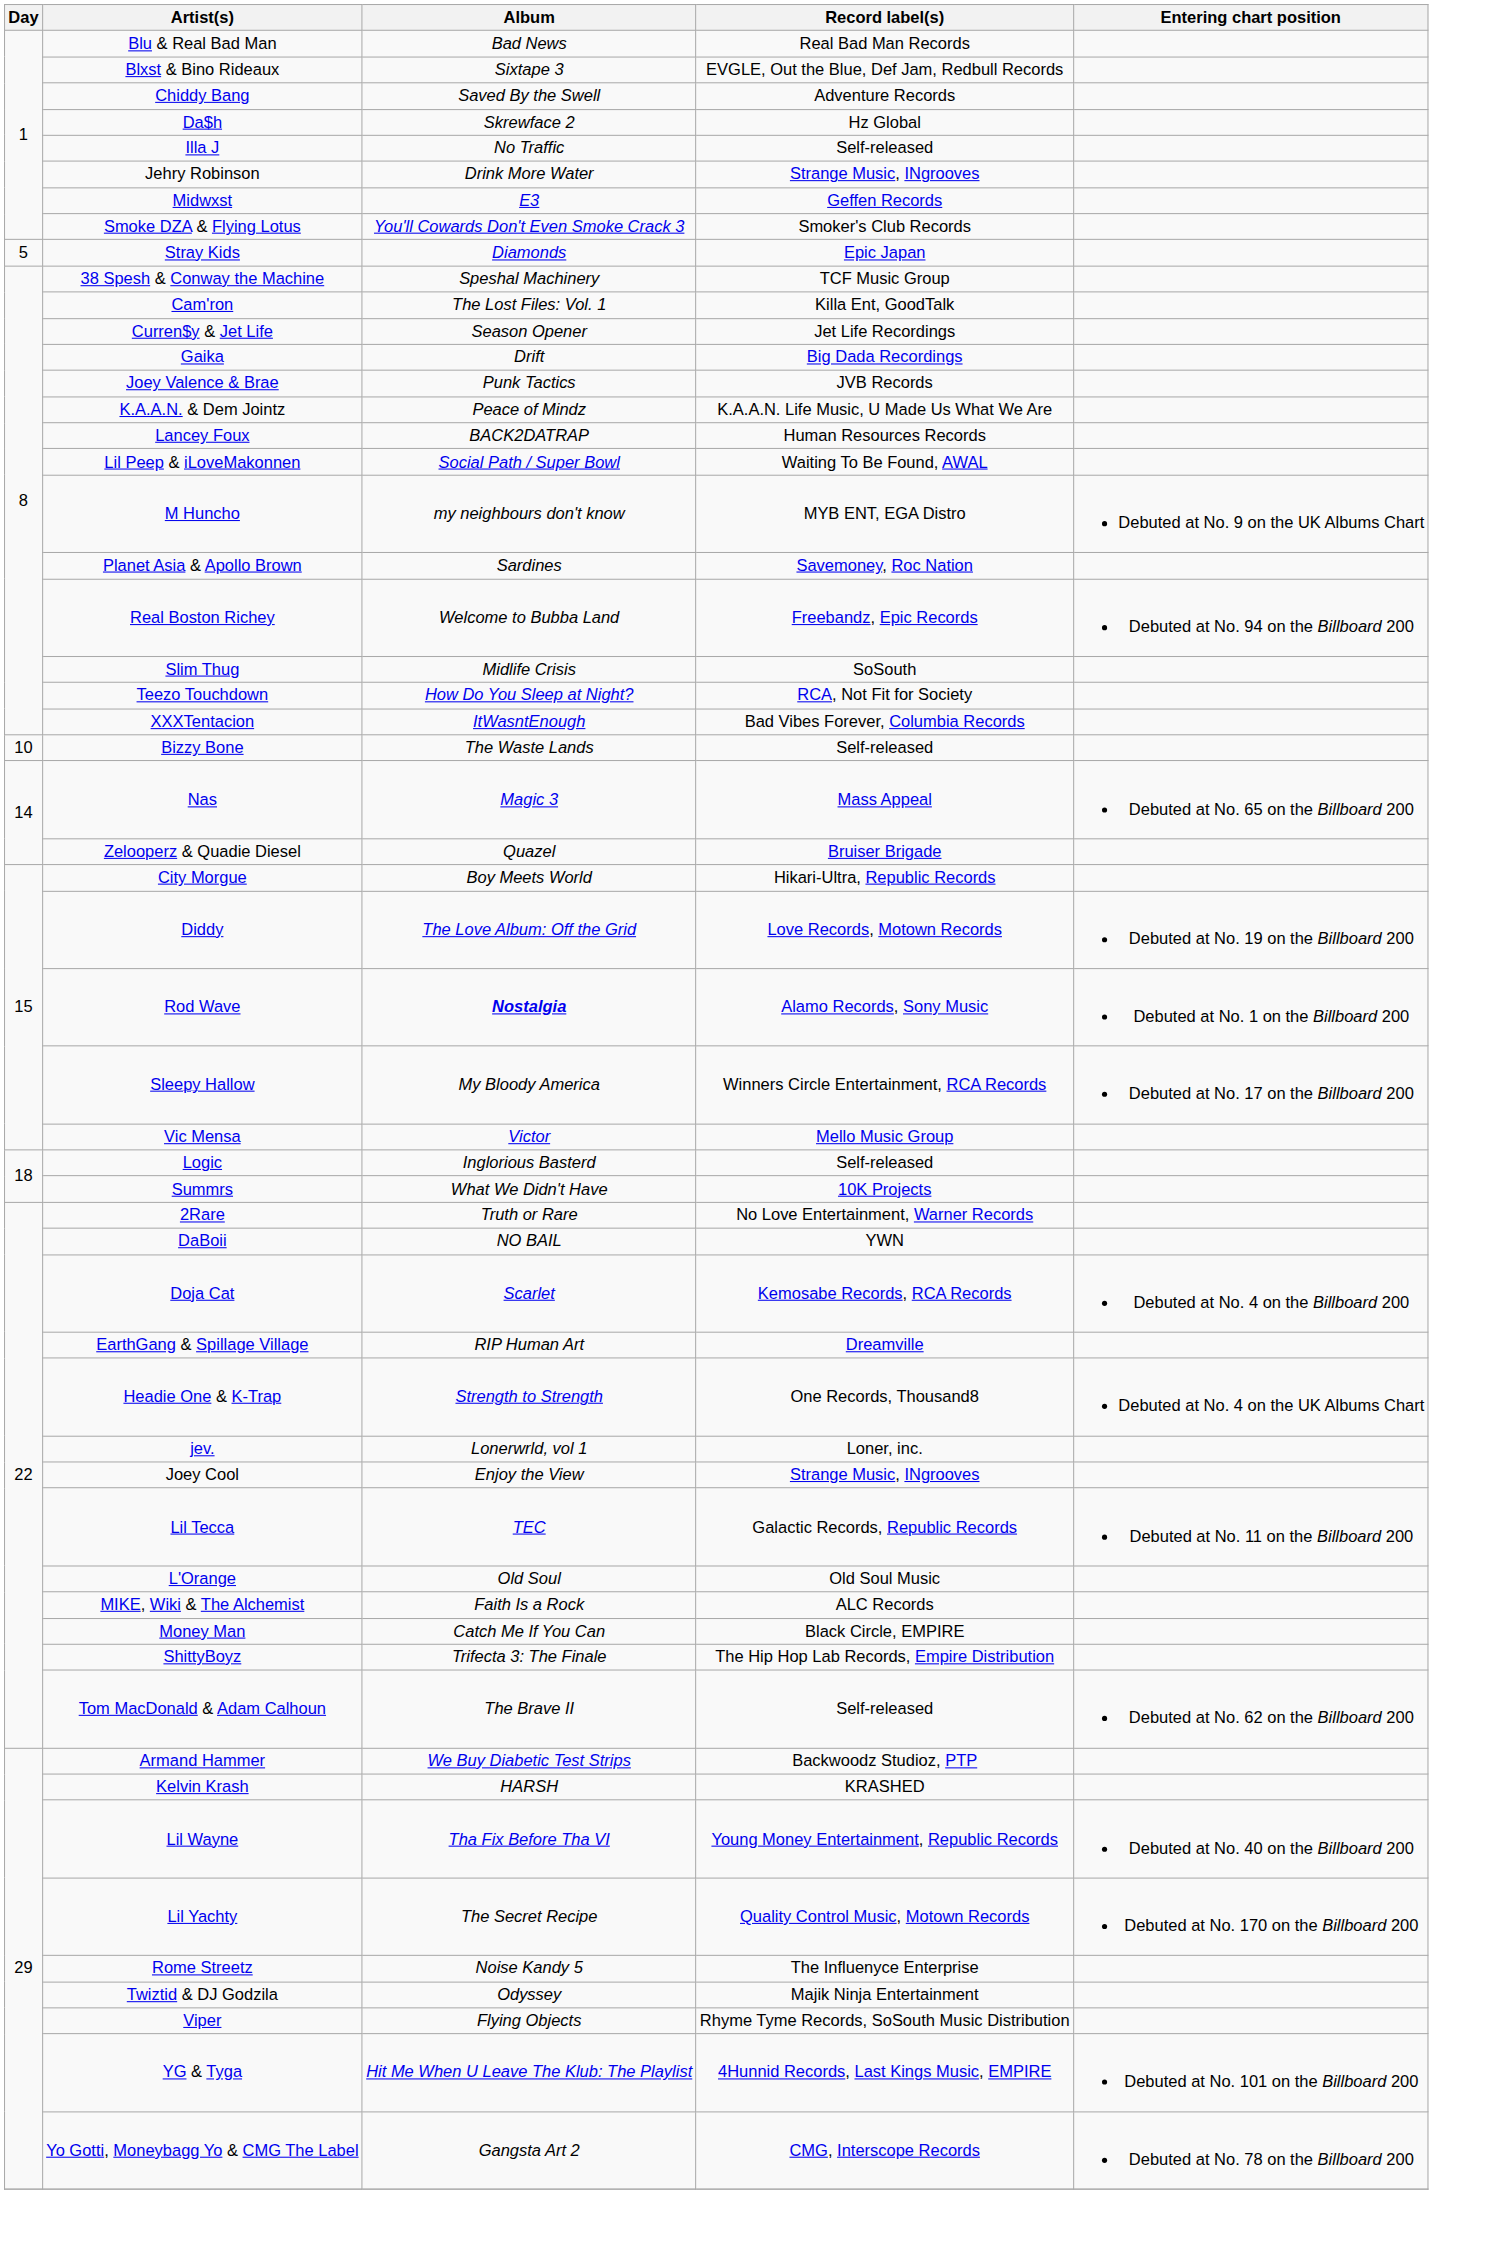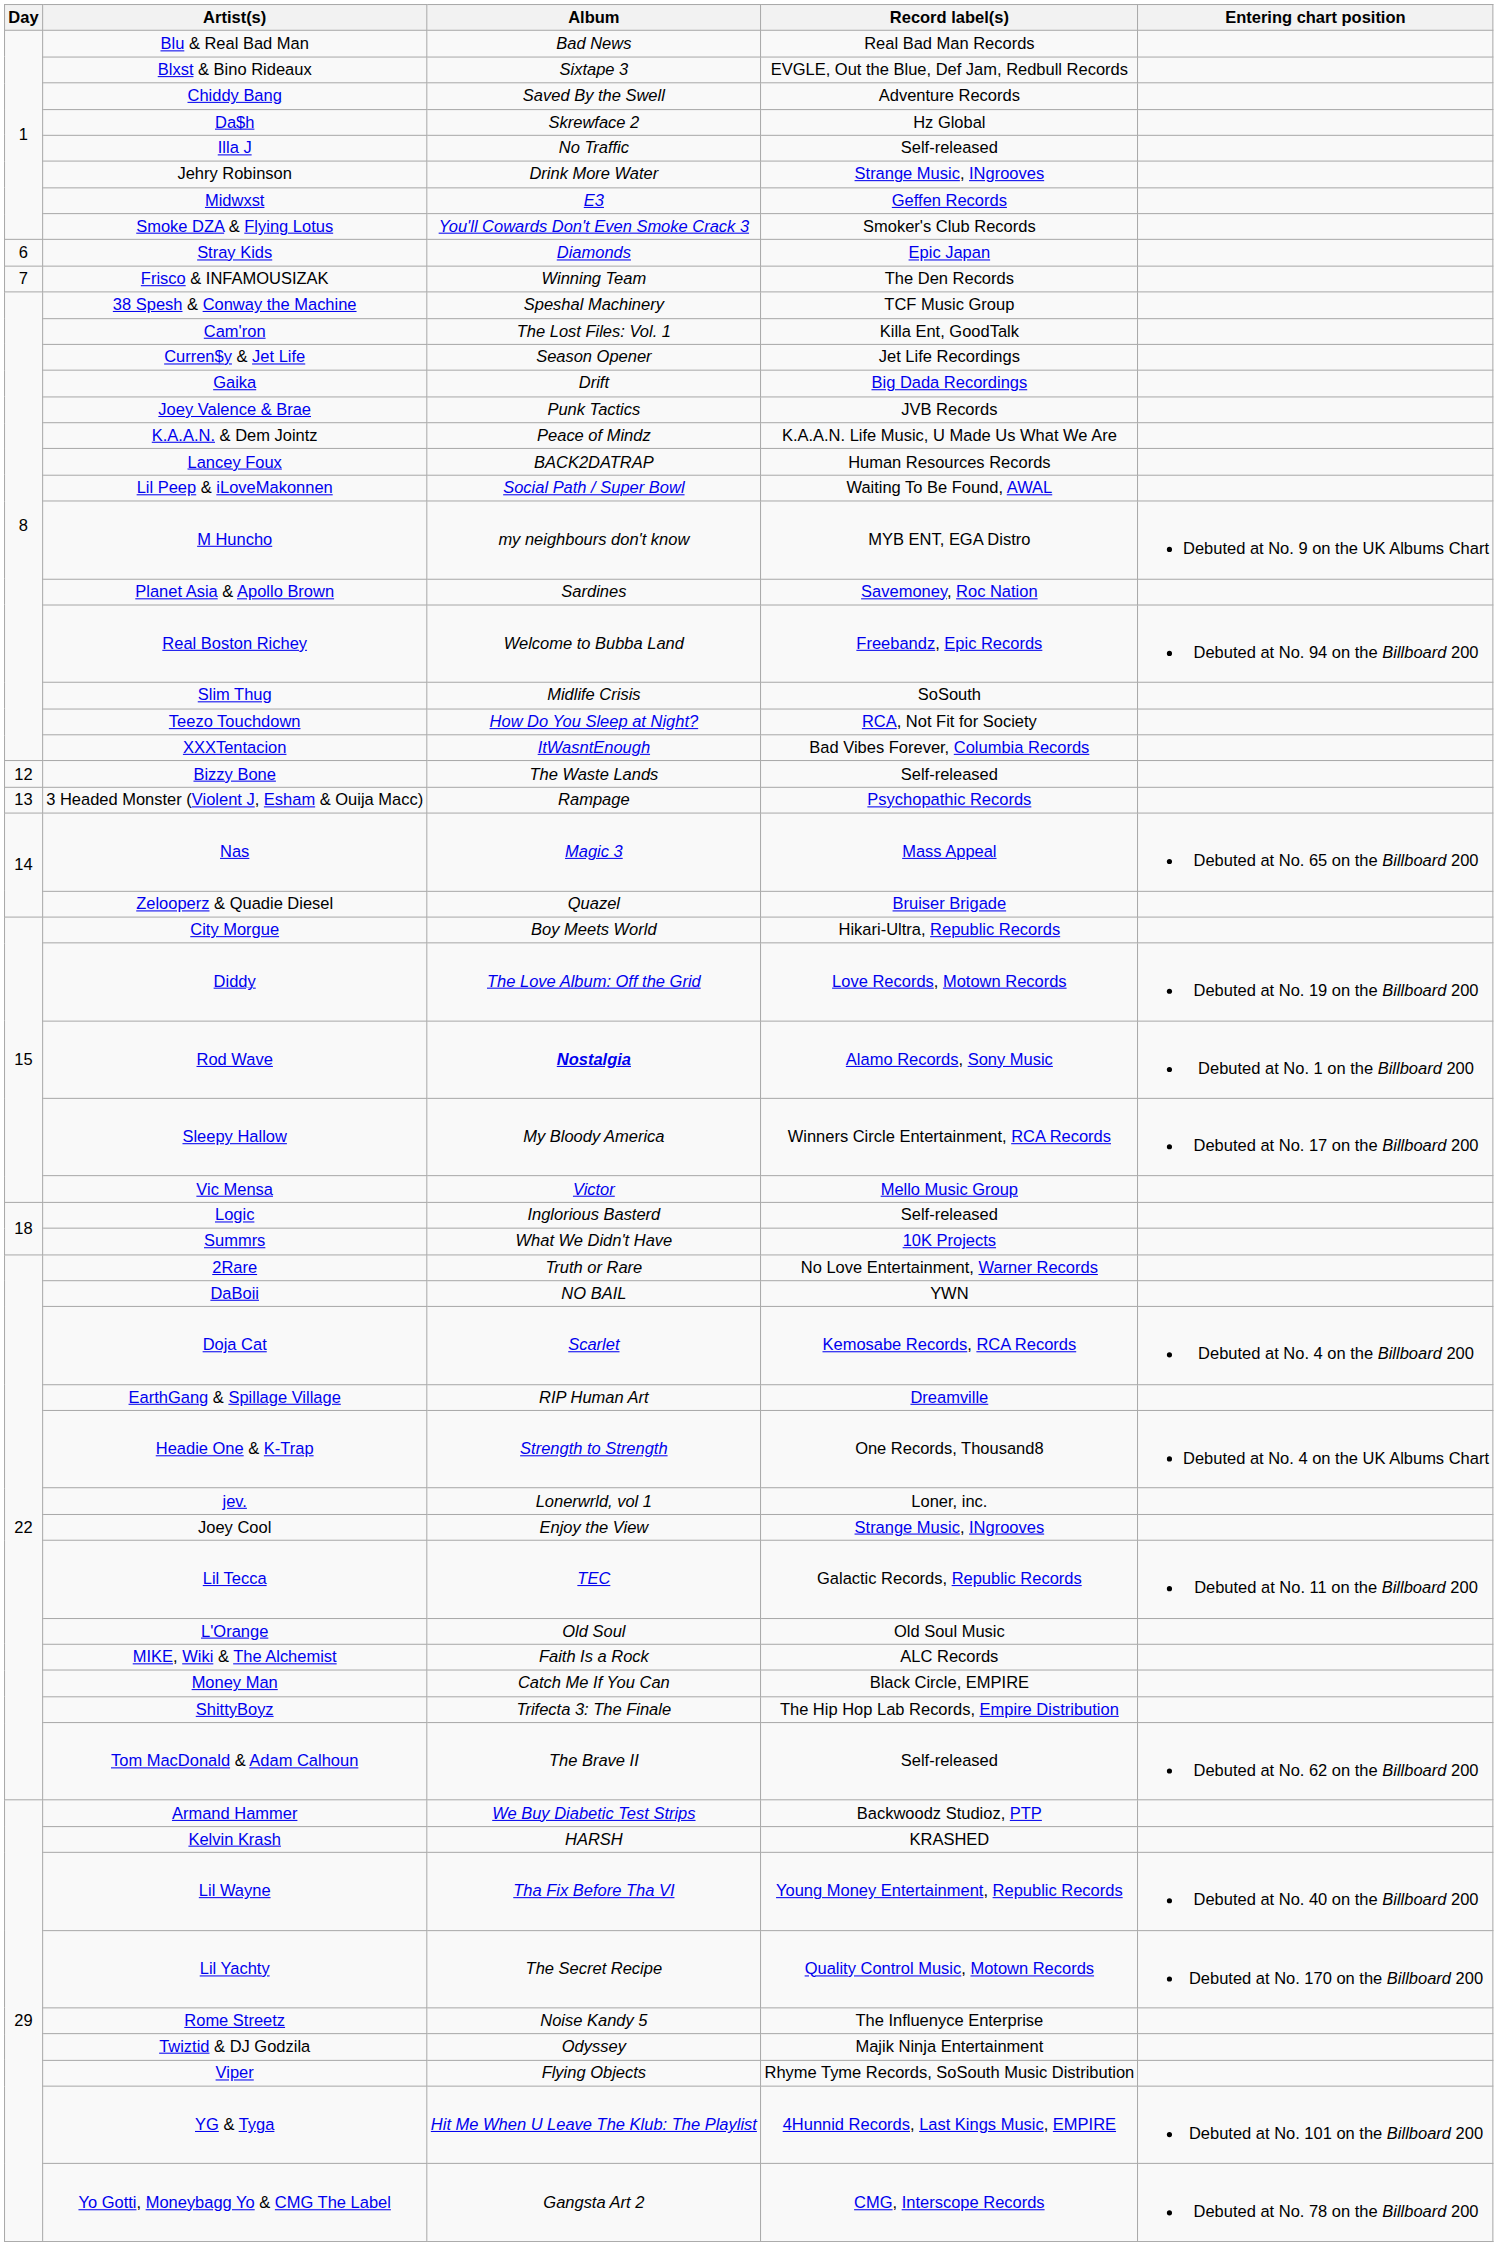(23, 252) 5 -> (23, 252) 6
+ row: (235, 278)
(23, 747) 10 -> (23, 773) 12
+ row: (235, 800)
